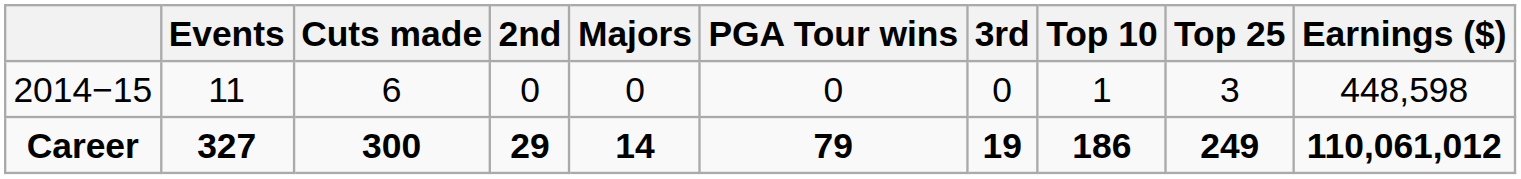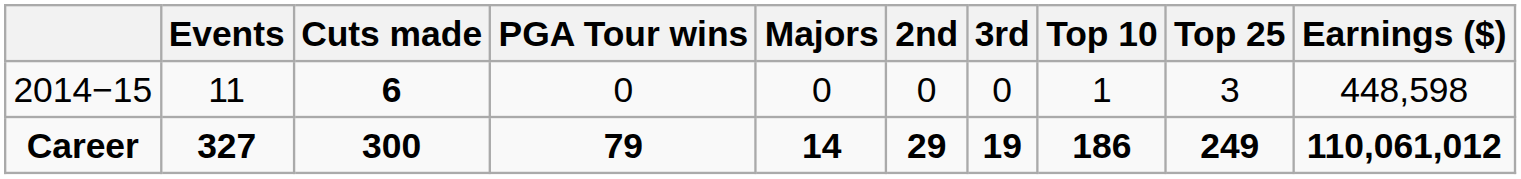columns swapped: (833, 33) <-> (530, 33)
(392, 89) normal -> (392, 89) bold
